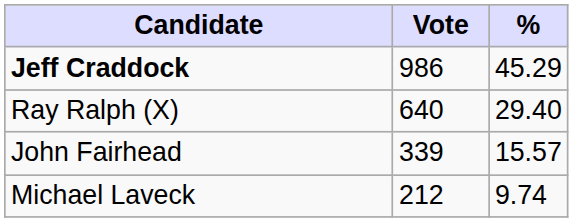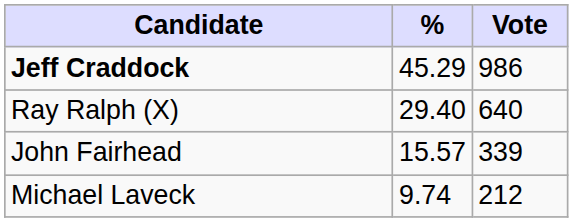columns swapped: (441, 25) <-> (528, 25)
